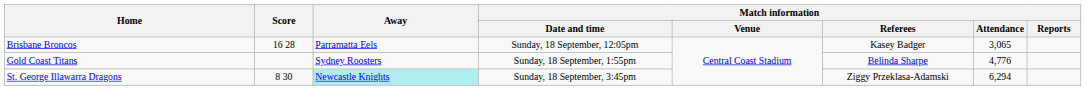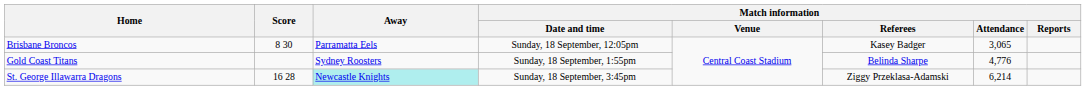(284, 45) 16 28 -> (284, 45) 8 30
(284, 77) 8 30 -> (284, 77) 16 28
(1000, 77) 6,294 -> (1000, 77) 6,214
